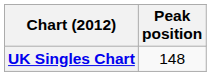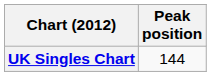(172, 58) 148 -> (172, 58) 144
